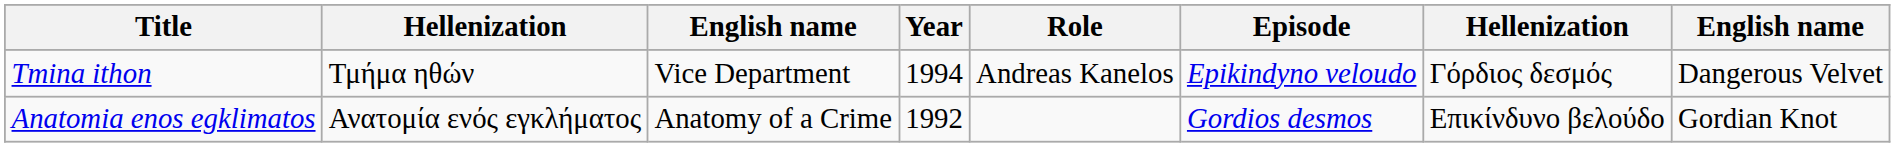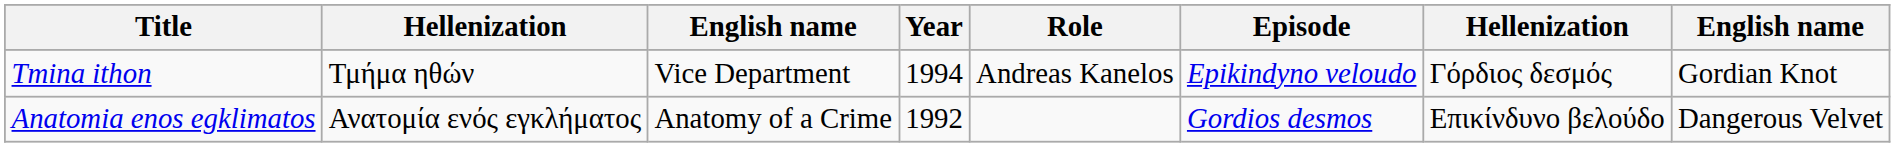(1780, 73) Dangerous Velvet -> (1758, 73) Gordian Knot
(1758, 118) Gordian Knot -> (1780, 118) Dangerous Velvet
